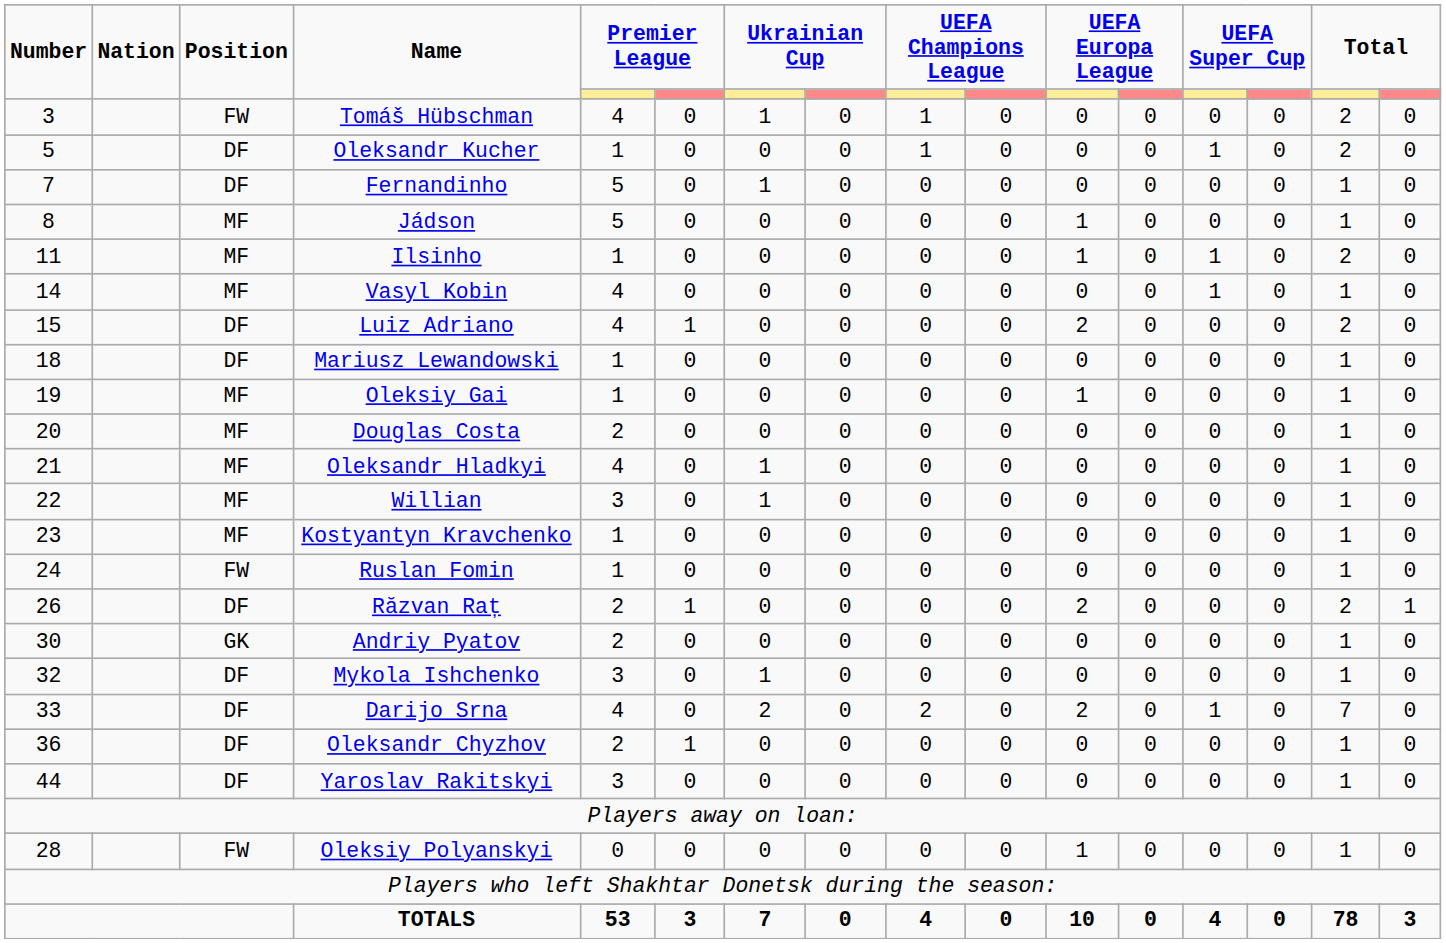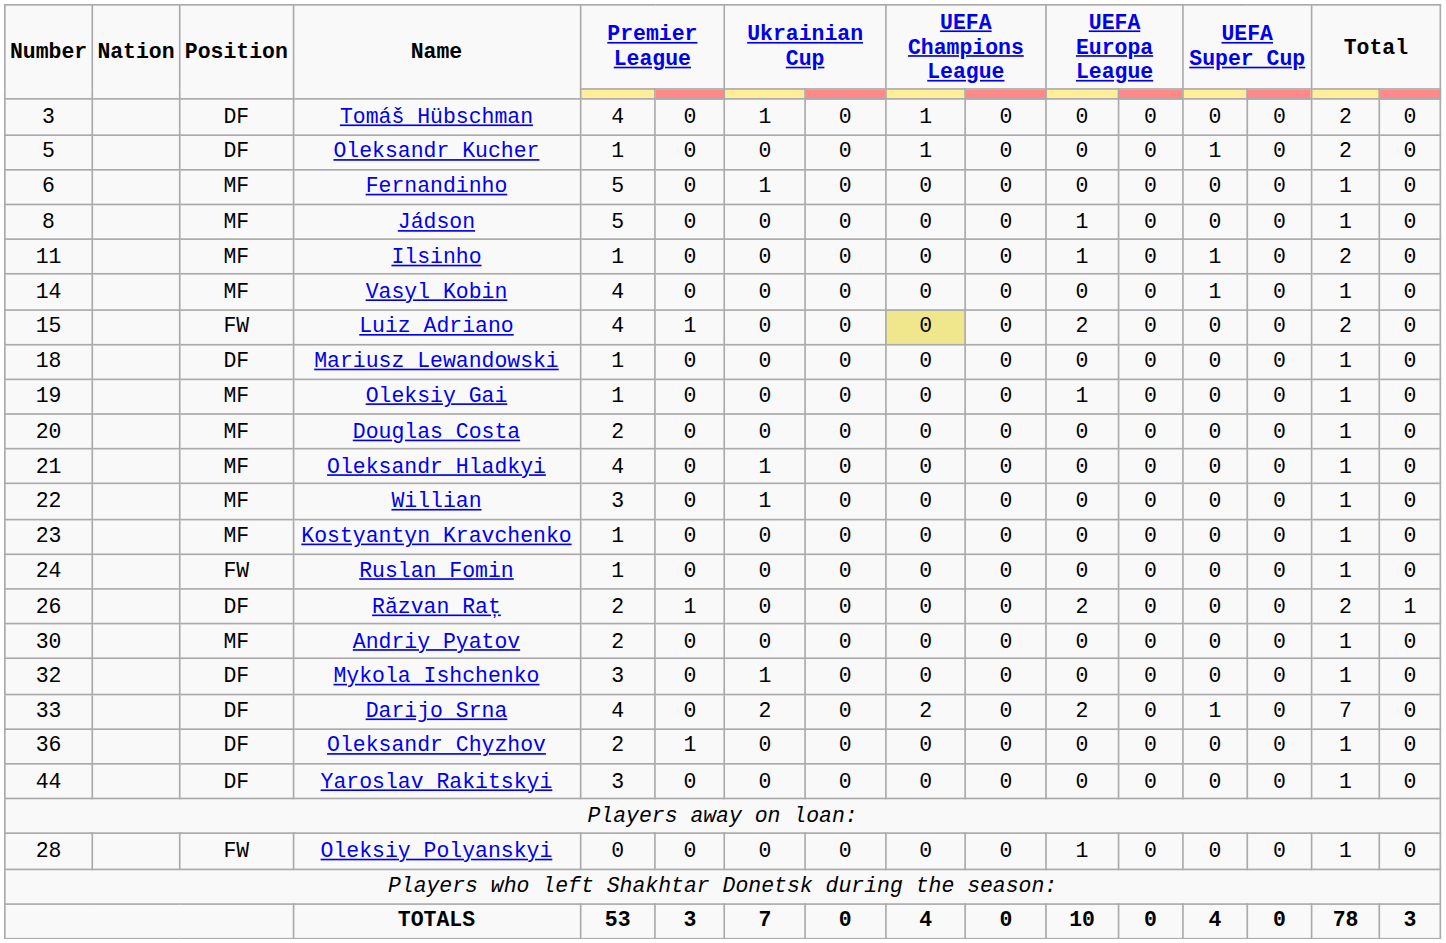(236, 117) FW -> (236, 117) DF
(49, 187) 7 -> (49, 187) 6
(236, 187) DF -> (236, 187) MF
(236, 327) DF -> (236, 327) FW
(926, 327) no background -> (926, 327) khaki background
(236, 641) GK -> (236, 641) MF
